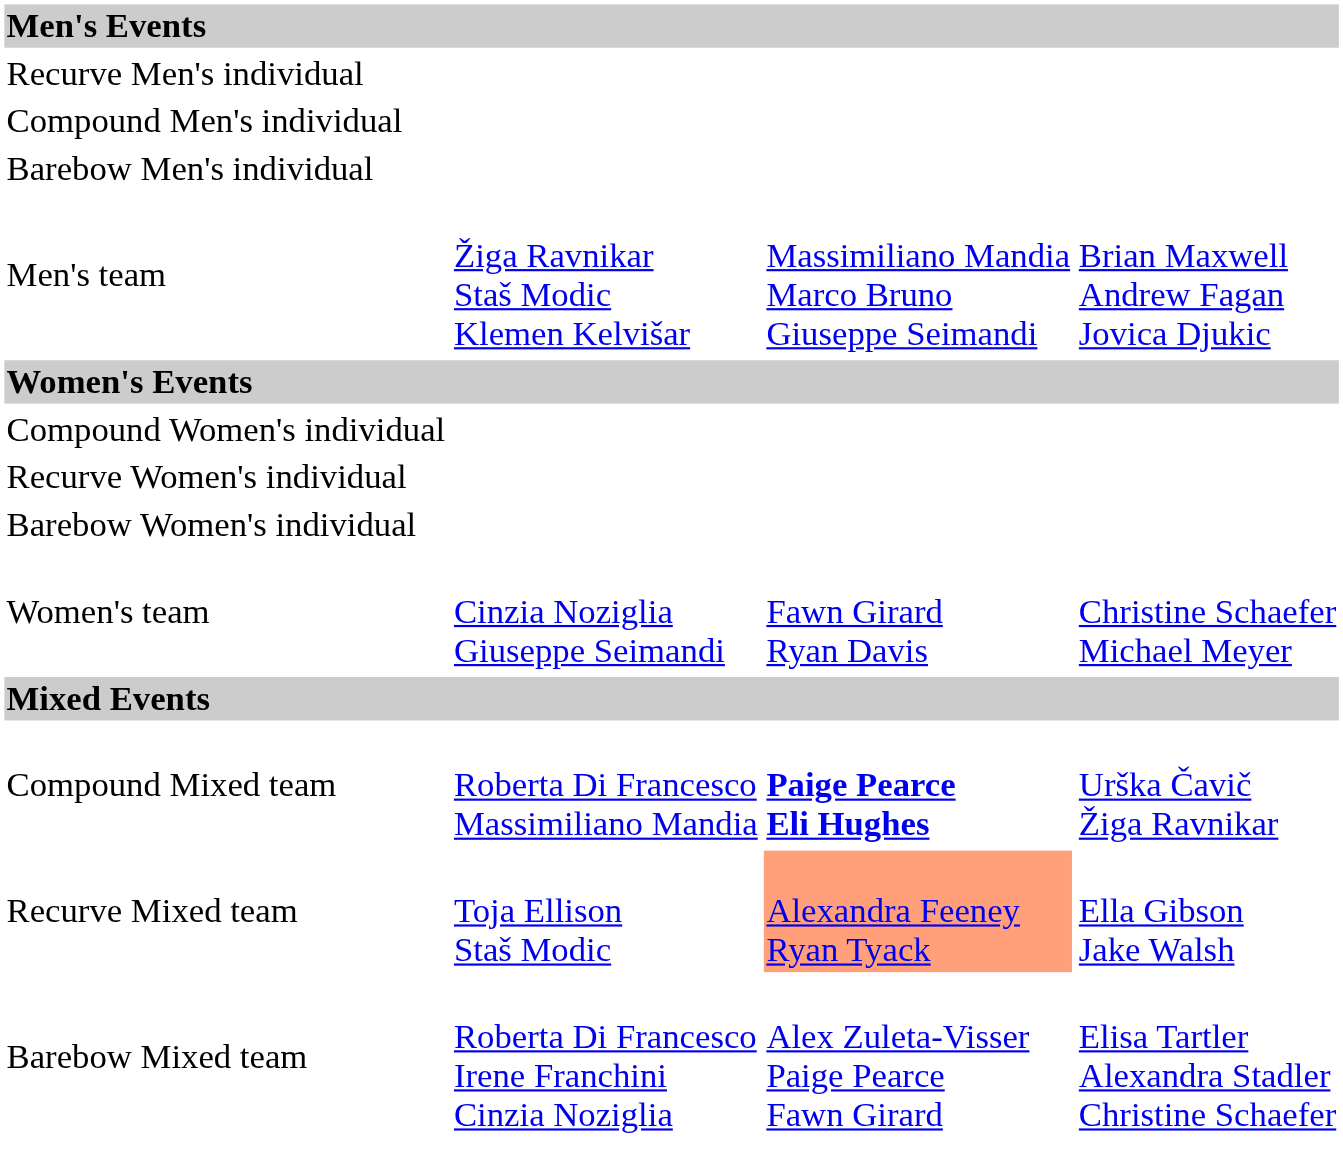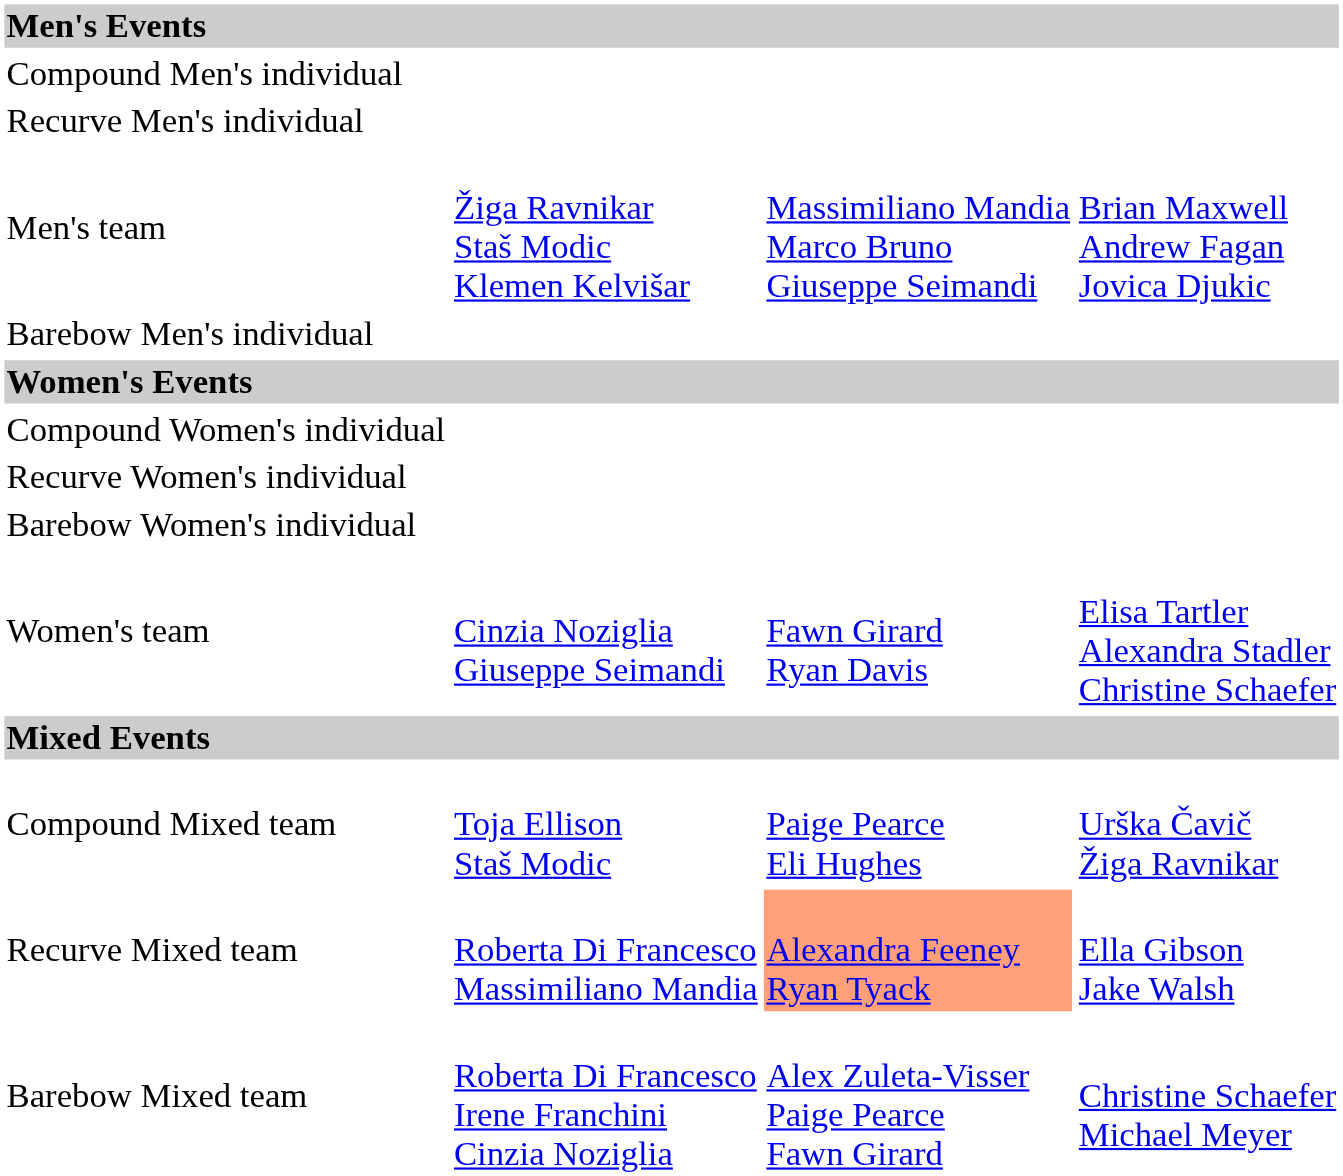rows swapped: (204, 120) <-> (185, 73)
rows swapped: (190, 168) <-> (86, 275)
(1208, 630) Christine Schaefer Michael Meyer -> (1208, 650) Elisa Tartler Alexandra Stadler Christine Schaefer
(606, 804) Roberta Di Francesco Massimiliano Mandia -> (538, 843) Toja Ellison Staš Modic
(861, 804) bold -> (856, 843) normal
(538, 930) Toja Ellison Staš Modic -> (606, 969) Roberta Di Francesco Massimiliano Mandia
(1208, 1075) Elisa Tartler Alexandra Stadler Christine Schaefer -> (1208, 1114) Christine Schaefer Michael Meyer
